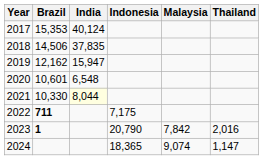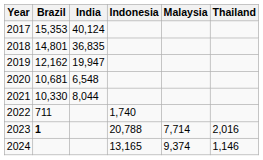(51, 46) 14,506 -> (51, 46) 14,801
(88, 46) 37,835 -> (88, 46) 36,835
(88, 63) 15,947 -> (88, 63) 19,947
(51, 79) 10,601 -> (51, 79) 10,681
(86, 96) lightyellow background -> (86, 96) no background
(44, 113) bold -> (44, 113) normal
(123, 113) 7,175 -> (123, 113) 1,740
(126, 130) 20,790 -> (126, 130) 20,788
(177, 130) 7,842 -> (177, 130) 7,714
(126, 146) 18,365 -> (126, 146) 13,165
(177, 146) 9,074 -> (177, 146) 9,374
(226, 146) 1,147 -> (226, 146) 1,146
